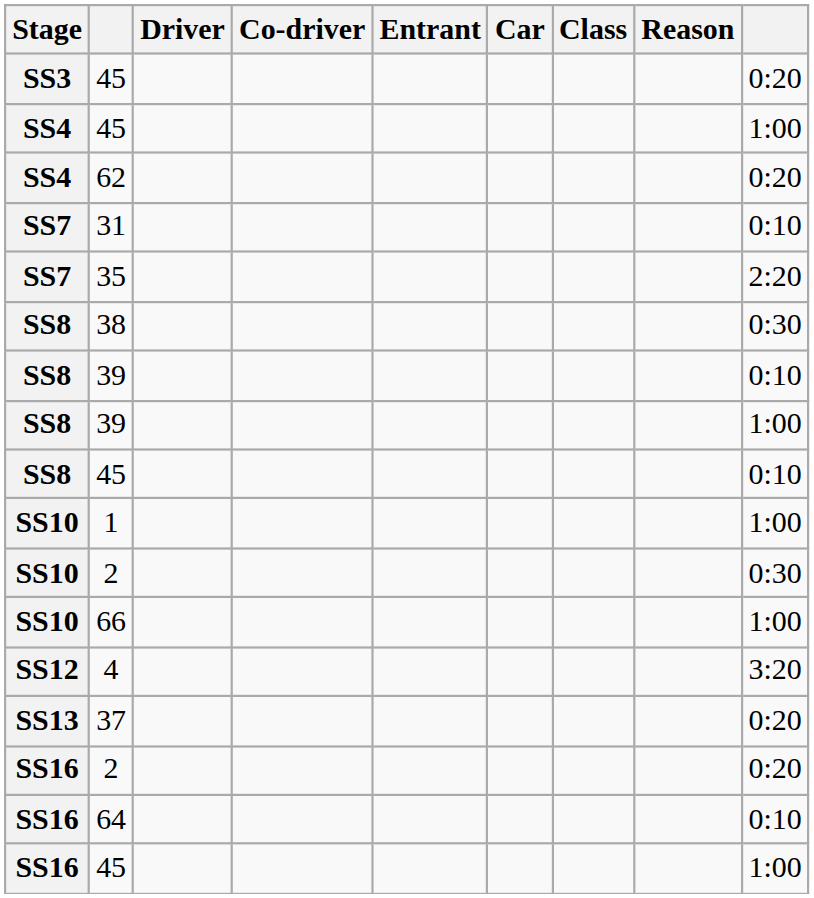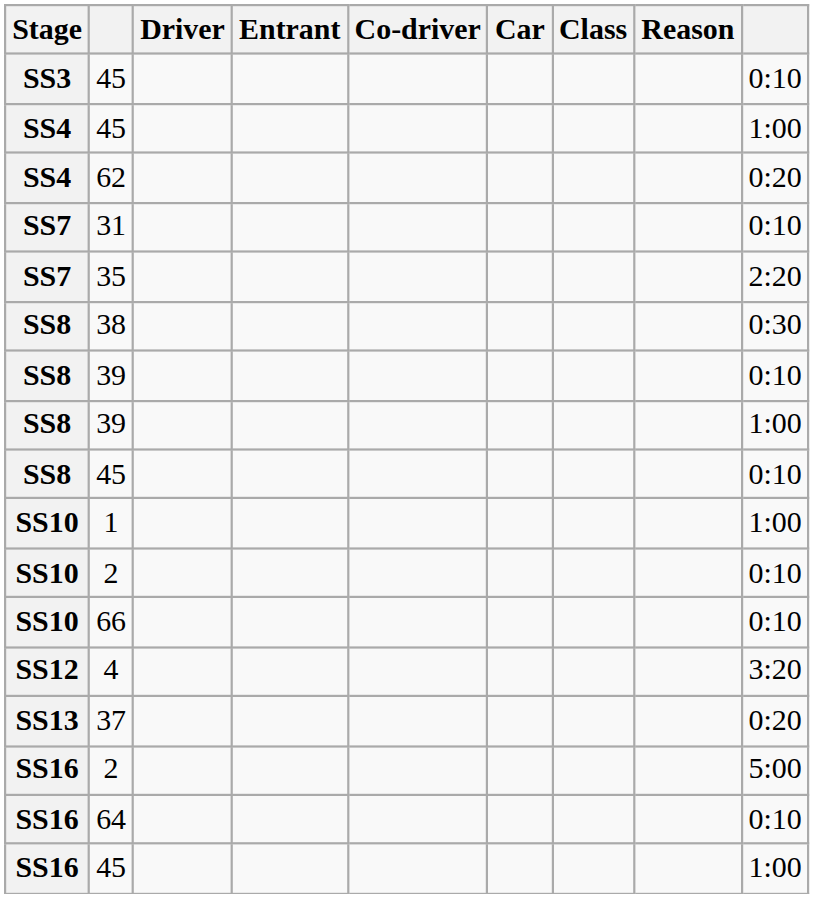columns swapped: (302, 28) <-> (430, 28)
(775, 78) 0:20 -> (775, 78) 0:10
(775, 571) 0:30 -> (775, 571) 0:10
(775, 621) 1:00 -> (775, 621) 0:10
(775, 769) 0:20 -> (775, 769) 5:00
